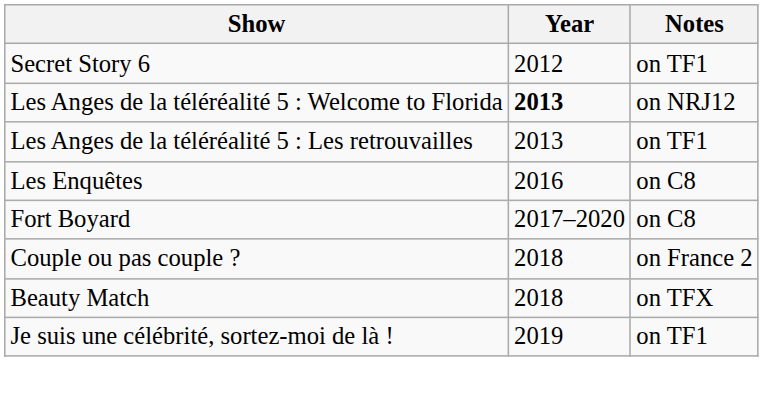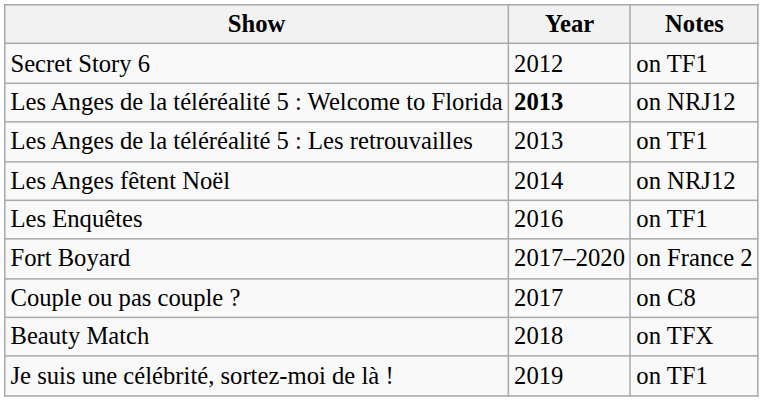+ row: (120, 180)
(666, 180) on C8 -> (672, 219) on TF1
(666, 219) on C8 -> (694, 258) on France 2
(539, 258) 2018 -> (539, 297) 2017
(694, 258) on France 2 -> (666, 297) on C8
